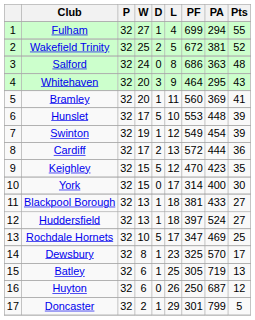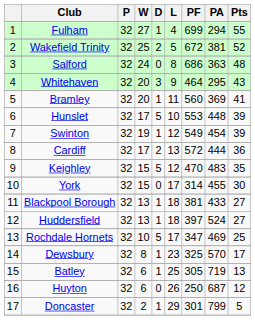(217, 168) 423 -> (217, 168) 483
(217, 185) 400 -> (217, 185) 455
